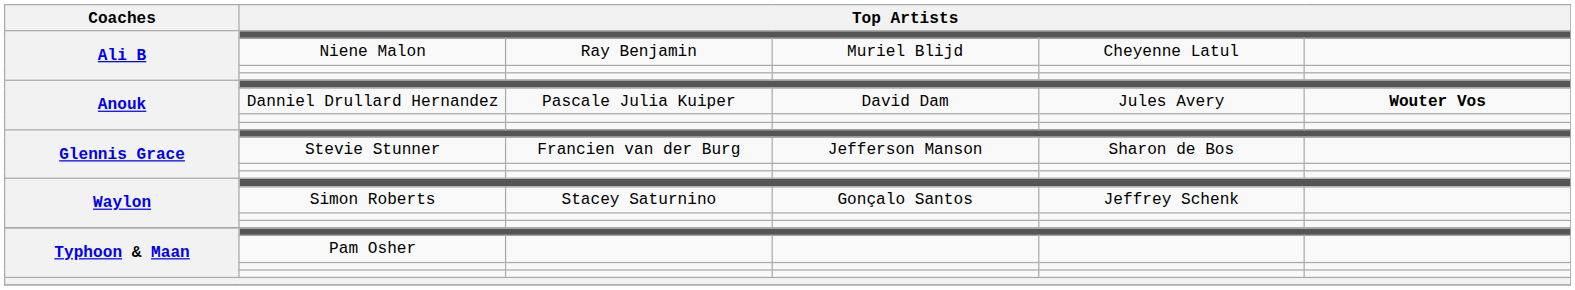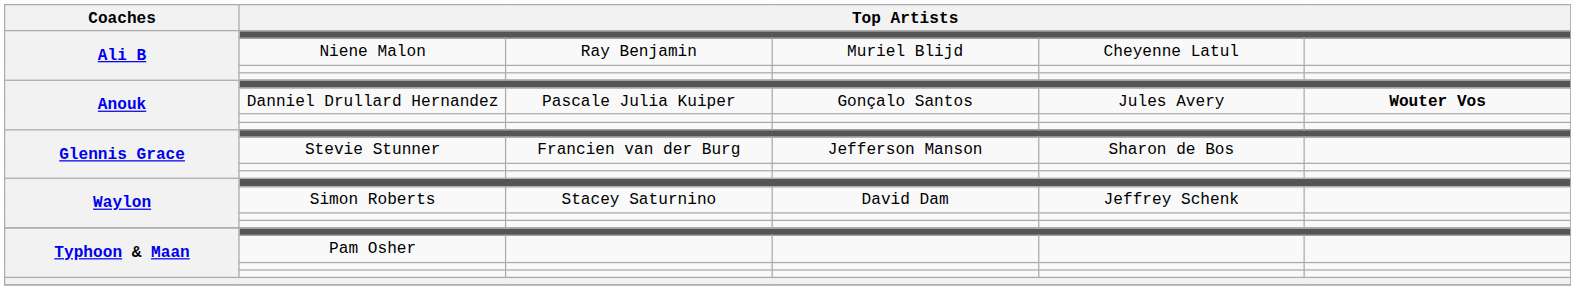(905, 101) David Dam -> (905, 101) Gonçalo Santos
(905, 200) Gonçalo Santos -> (905, 200) David Dam
